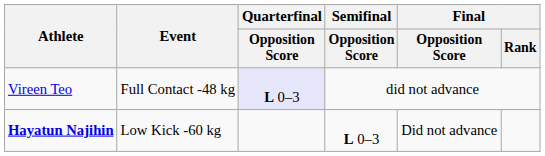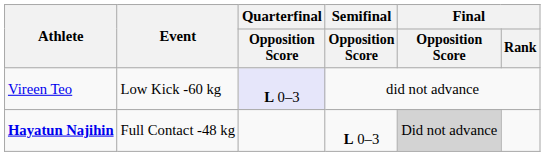(178, 89) Full Contact -48 kg -> (171, 89) Low Kick -60 kg
(171, 130) Low Kick -60 kg -> (178, 130) Full Contact -48 kg
(449, 130) no background -> (449, 130) lightgrey background
